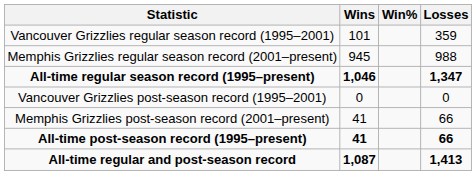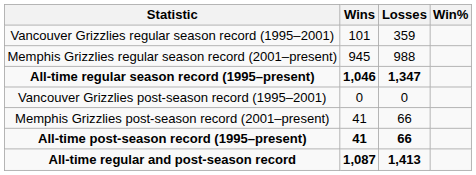columns swapped: (446, 15) <-> (400, 15)
